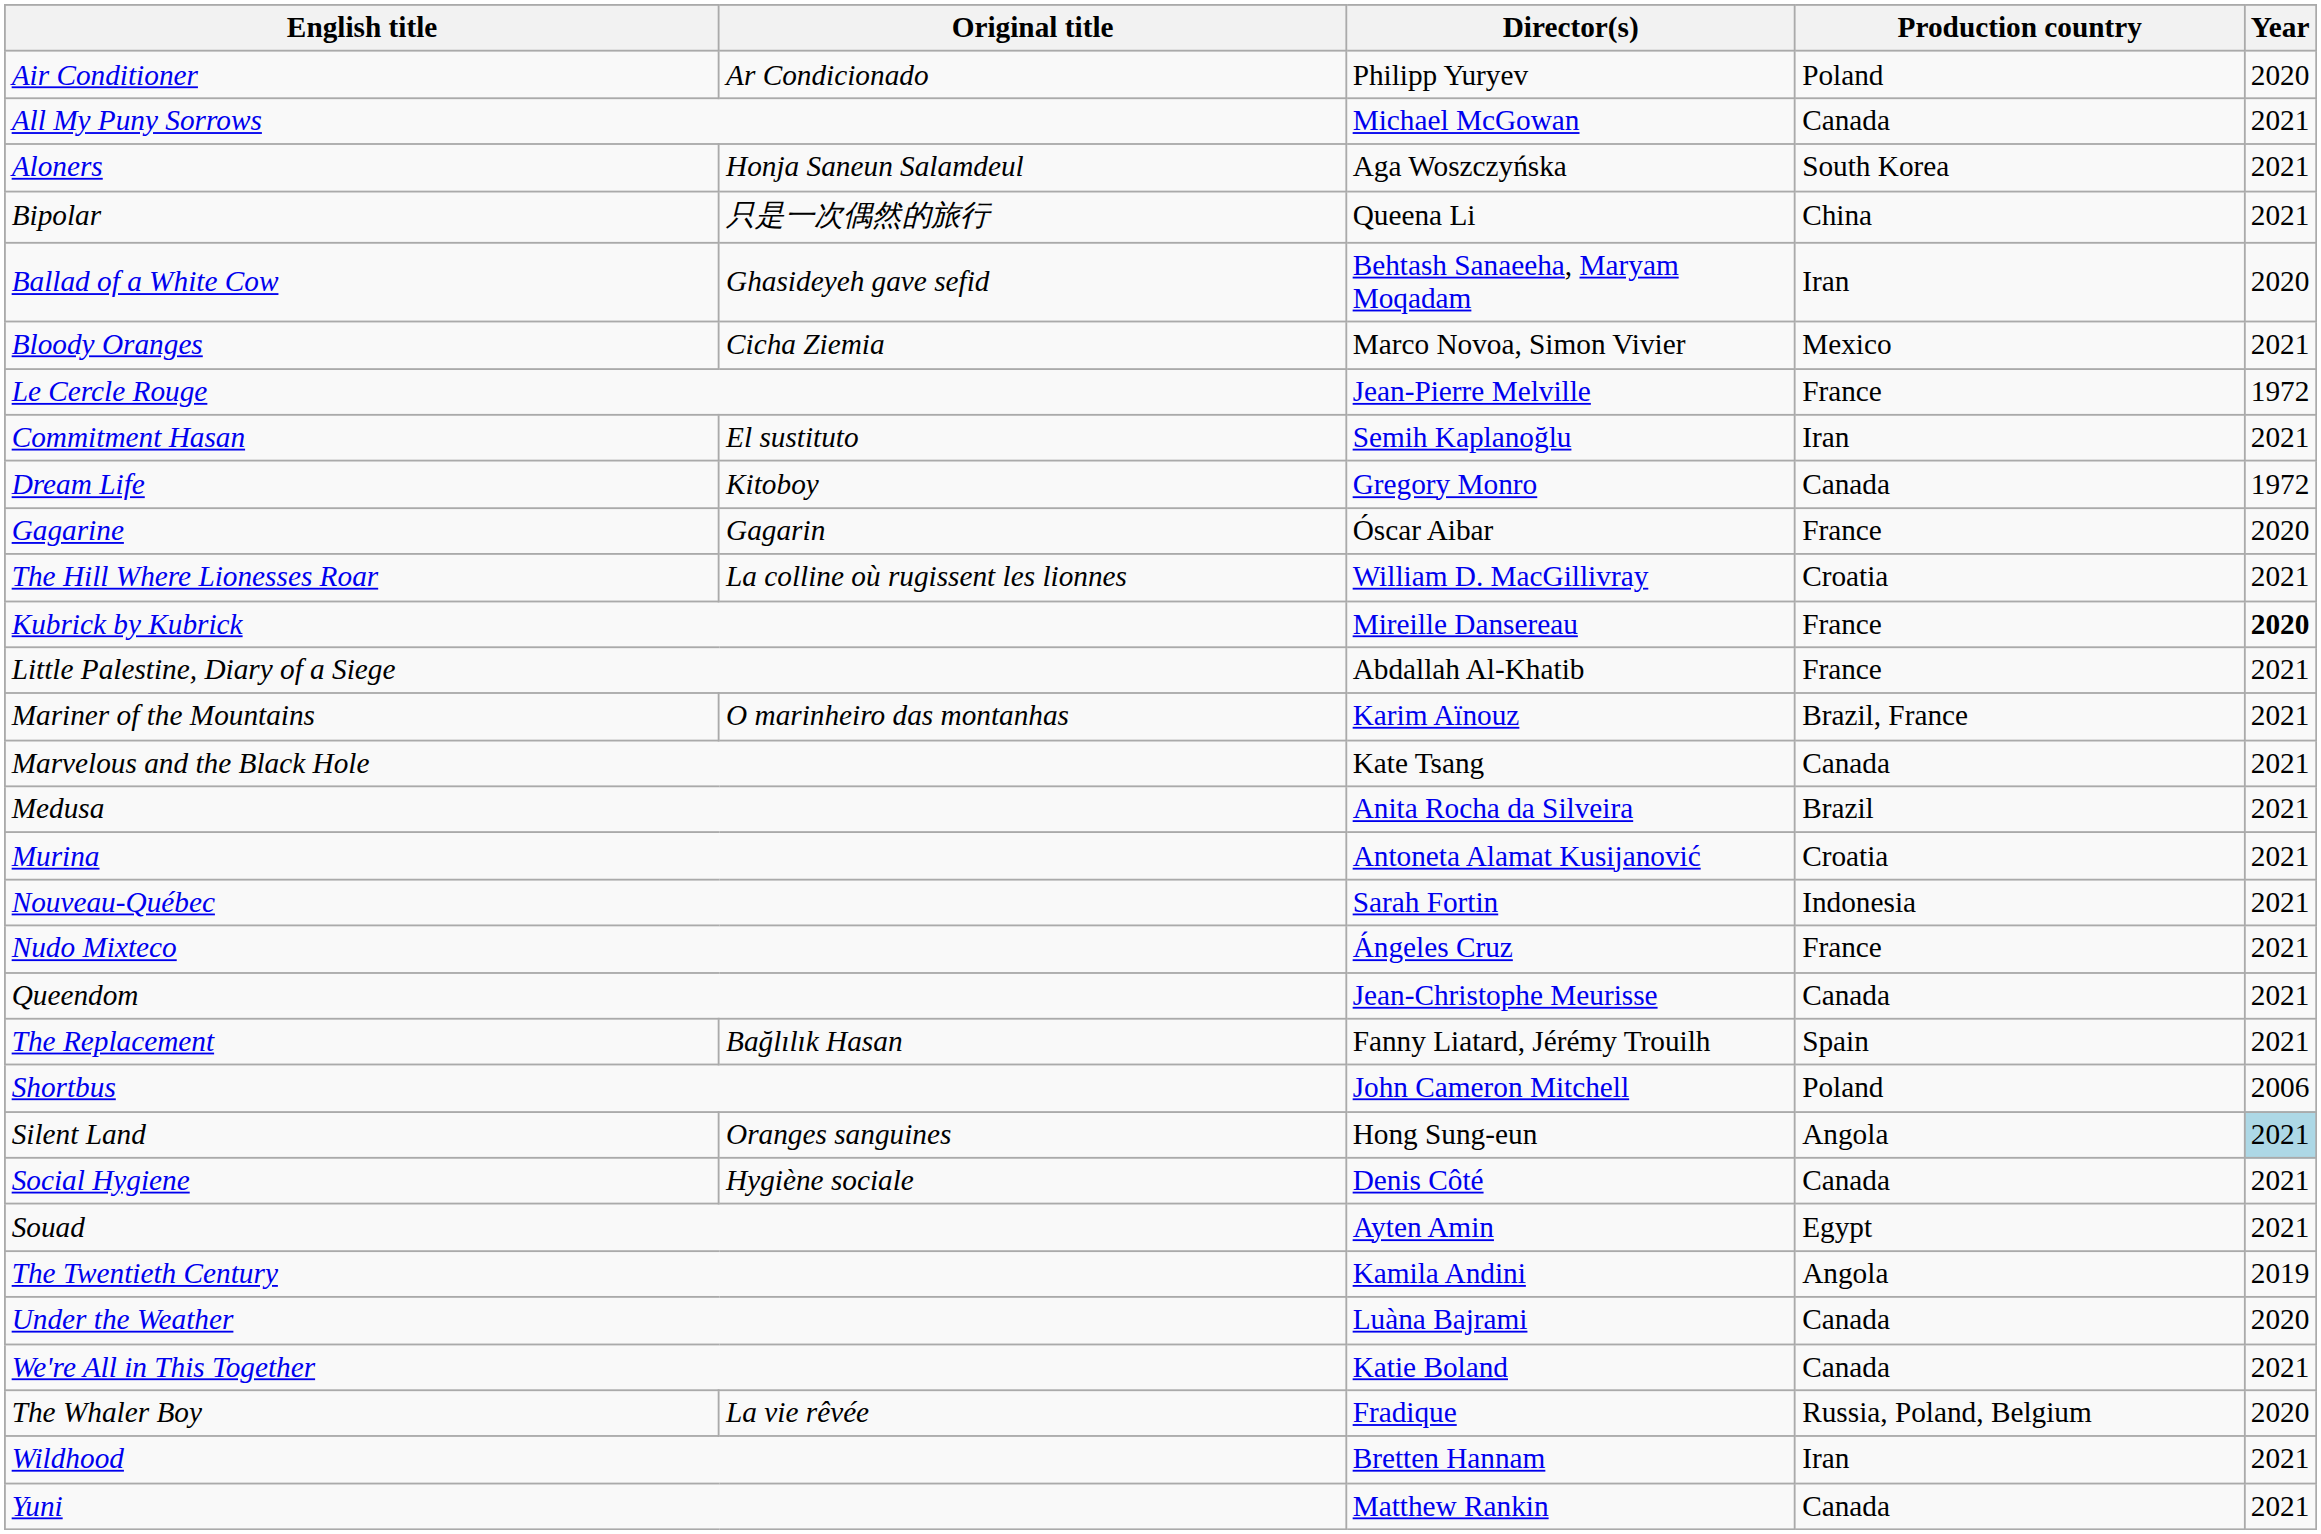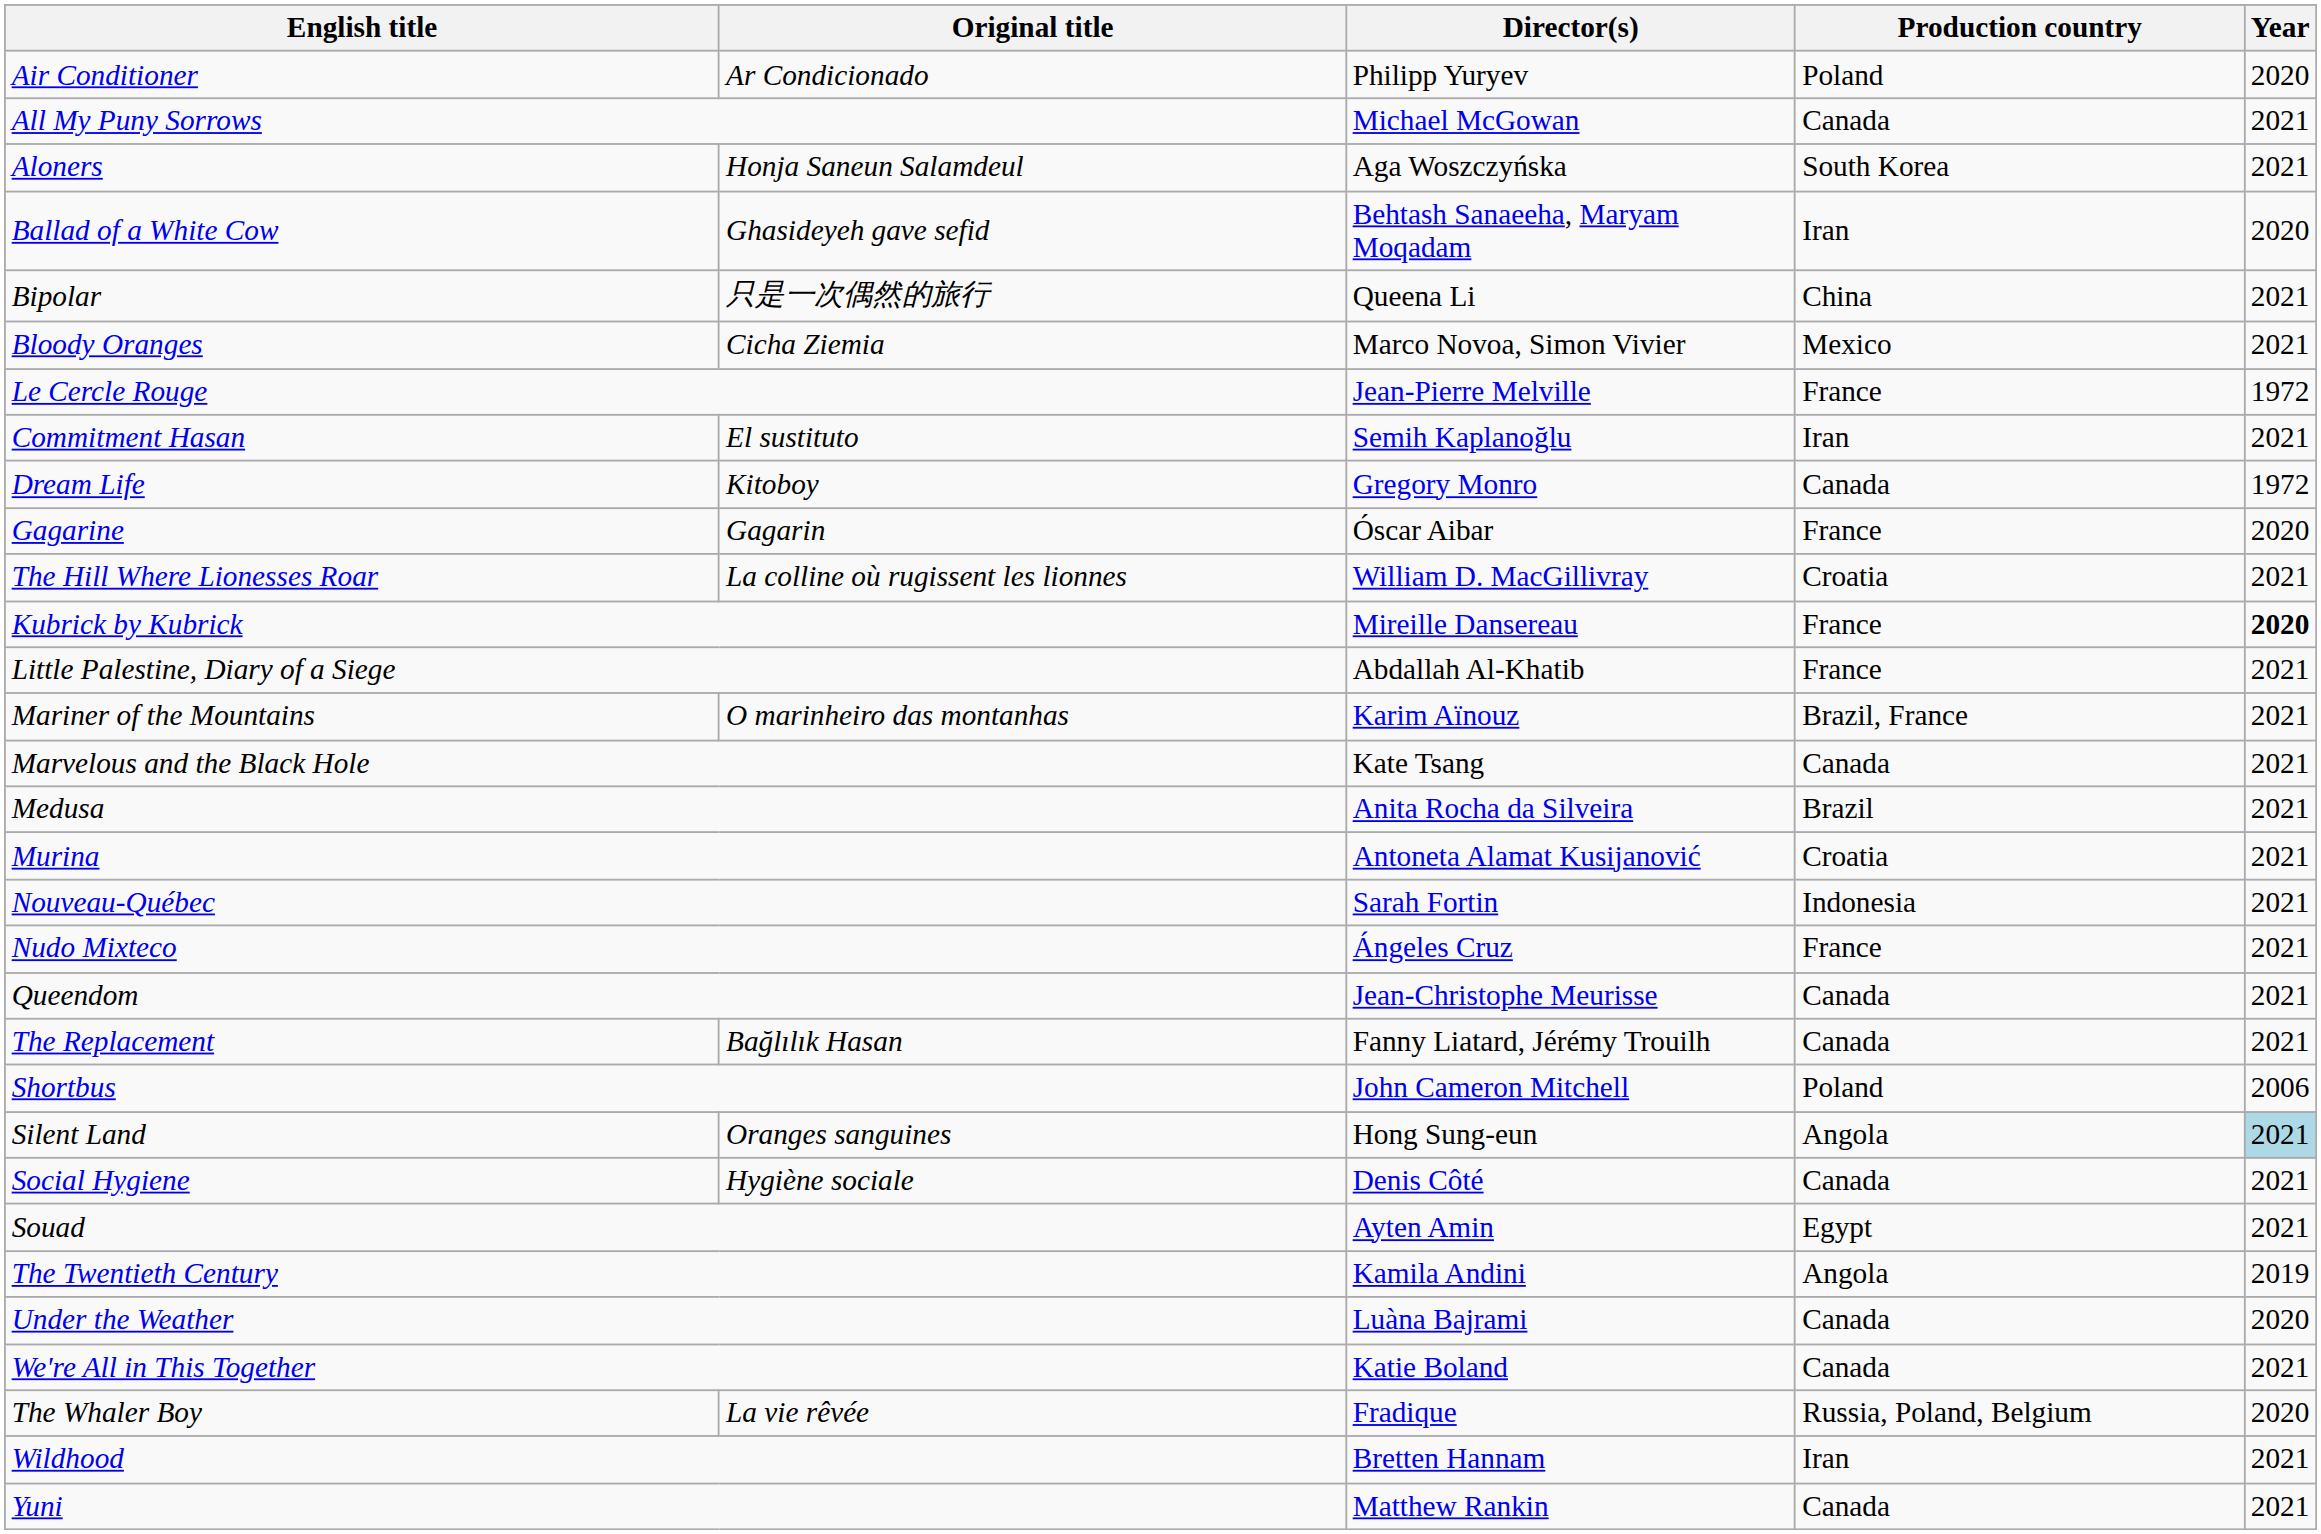rows swapped: (145, 281) <-> (56, 216)
(1836, 1041) Spain -> (1846, 1041) Canada
